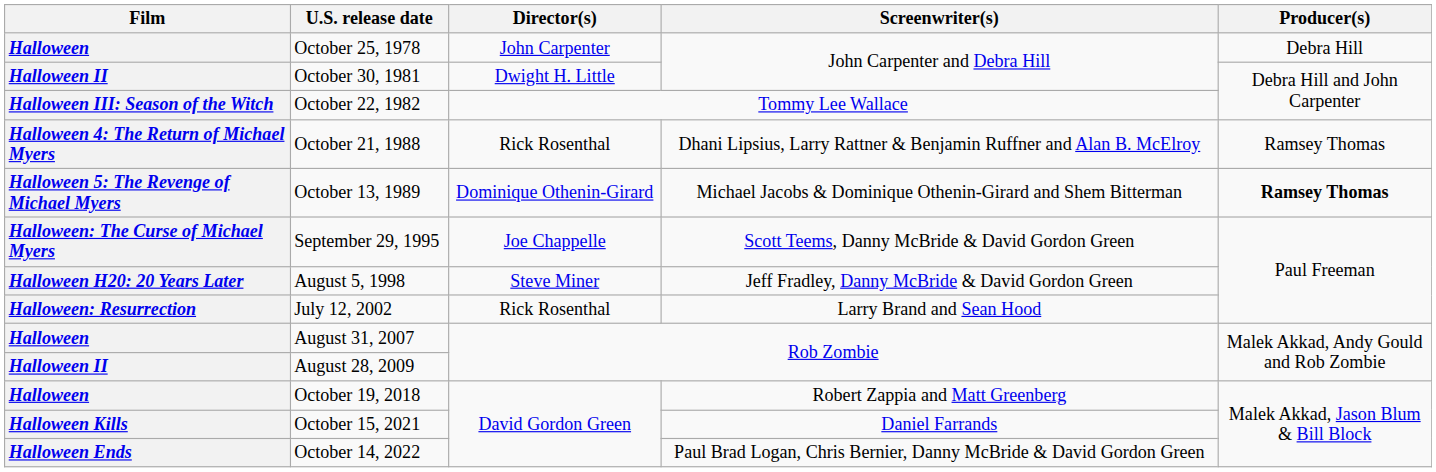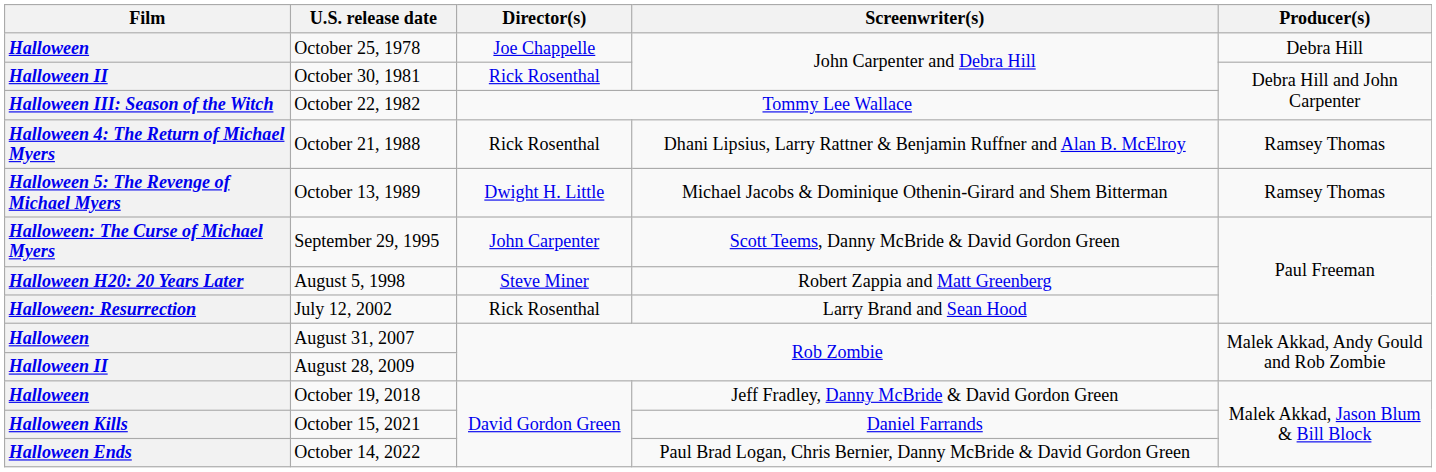(555, 47) John Carpenter -> (544, 47) Joe Chappelle
(555, 76) Dwight H. Little -> (544, 76) Rick Rosenthal
(555, 192) Dominique Othenin-Girard -> (544, 192) Dwight H. Little
(1325, 192) bold -> (1325, 192) normal
(555, 241) Joe Chappelle -> (544, 241) John Carpenter
(939, 280) Jeff Fradley, Danny McBride & David Gordon Green -> (925, 280) Robert Zappia and Matt Greenberg
(939, 395) Robert Zappia and Matt Greenberg -> (925, 395) Jeff Fradley, Danny McBride & David Gordon Green
